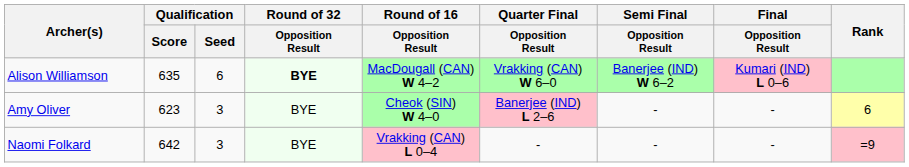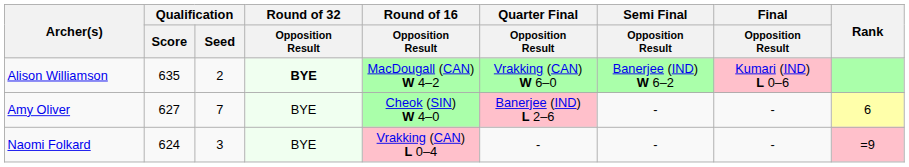(220, 76) 6 -> (220, 76) 2
(169, 110) 623 -> (169, 110) 627
(220, 110) 3 -> (220, 110) 7
(169, 145) 642 -> (169, 145) 624
